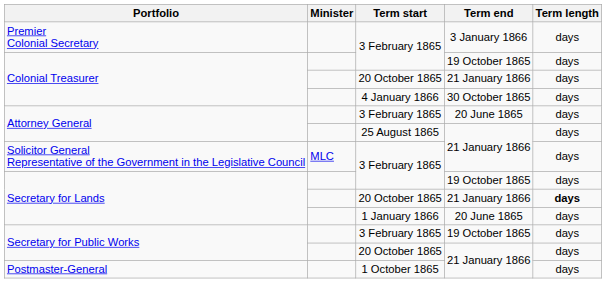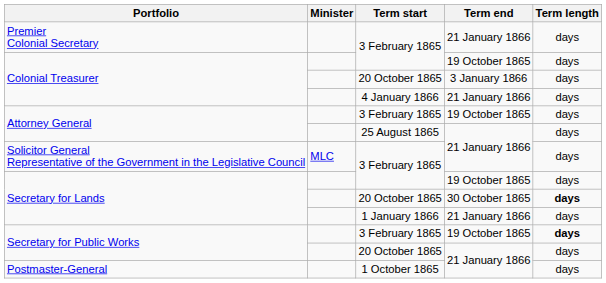(489, 37) 3 January 1866 -> (489, 37) 21 January 1866
(489, 79) 21 January 1866 -> (489, 79) 3 January 1866
(489, 97) 30 October 1865 -> (489, 97) 21 January 1866
(489, 114) 20 June 1865 -> (489, 114) 19 October 1865
(489, 198) 21 January 1866 -> (489, 198) 30 October 1865
(489, 216) 20 June 1865 -> (489, 216) 21 January 1866
(567, 233) normal -> (567, 233) bold
